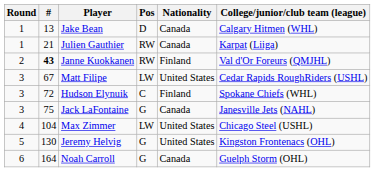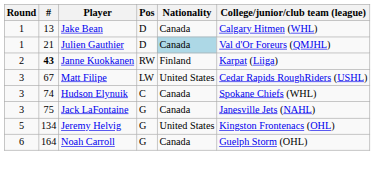(147, 45) RW -> (143, 45) D
(175, 45) no background -> (175, 45) lightblue background
(249, 45) Karpat (Liiga) -> (275, 45) Val d'Or Foreurs (QMJHL)
(275, 61) Val d'Or Foreurs (QMJHL) -> (249, 61) Karpat (Liiga)
(49, 93) 72 -> (49, 93) 74
(175, 93) Finland -> (175, 93) Canada
- row: (88, 126)
(49, 142) 130 -> (49, 126) 134
